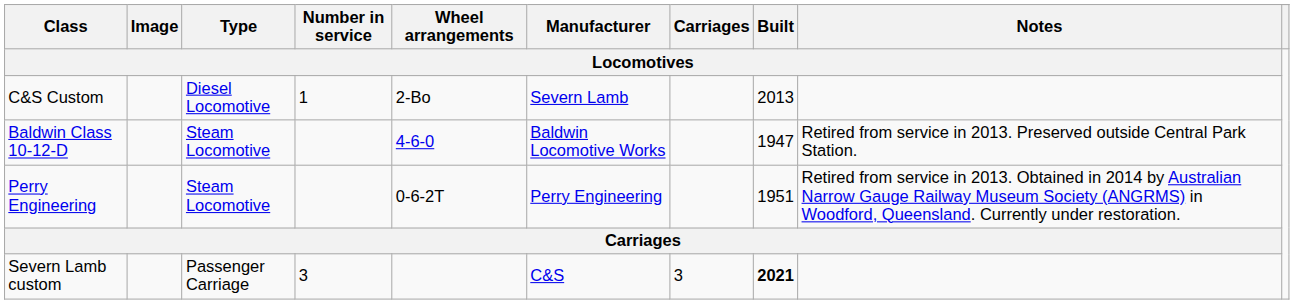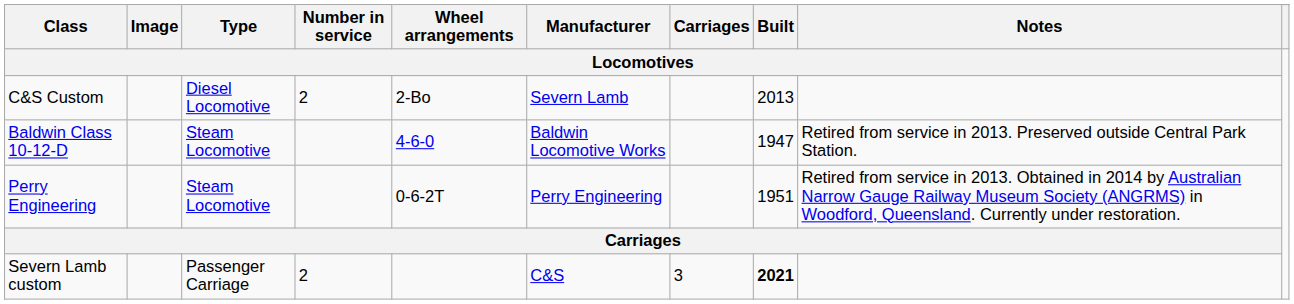(303, 97) 1 -> (303, 97) 2
(303, 276) 3 -> (303, 276) 2
